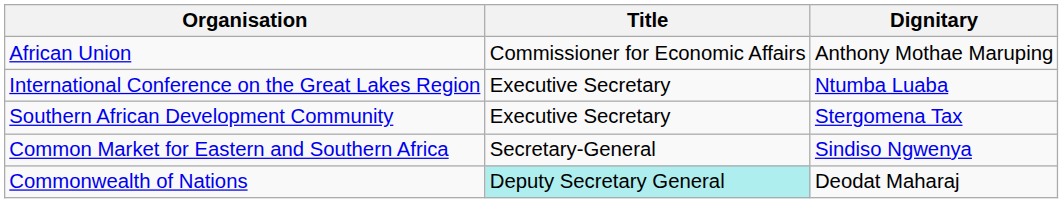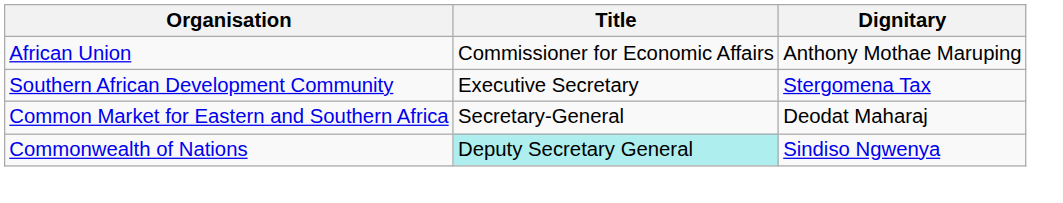- row: (245, 85)
(893, 149) Sindiso Ngwenya -> (855, 117) Deodat Maharaj
(887, 181) Deodat Maharaj -> (862, 149) Sindiso Ngwenya
